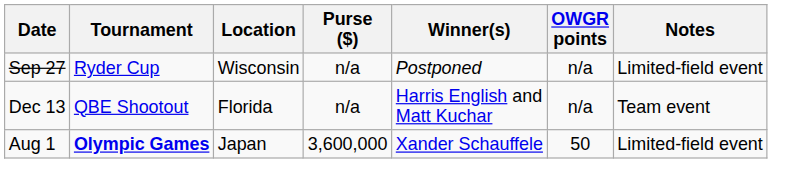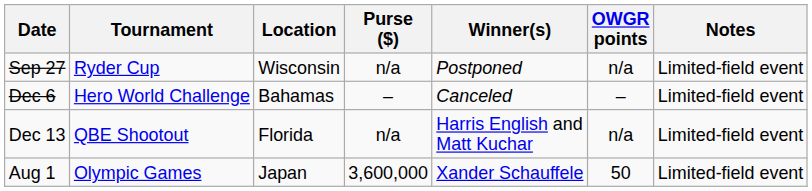+ row: (32, 96)
(664, 106) Team event -> (731, 134) Limited-field event
(142, 144) bold -> (138, 173) normal
